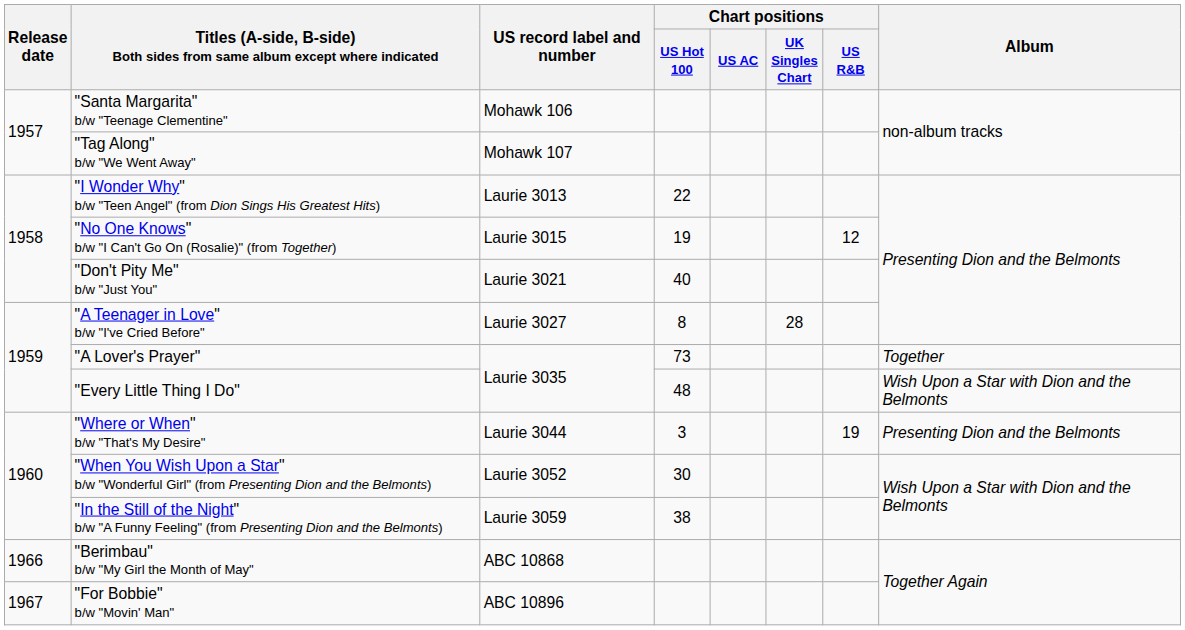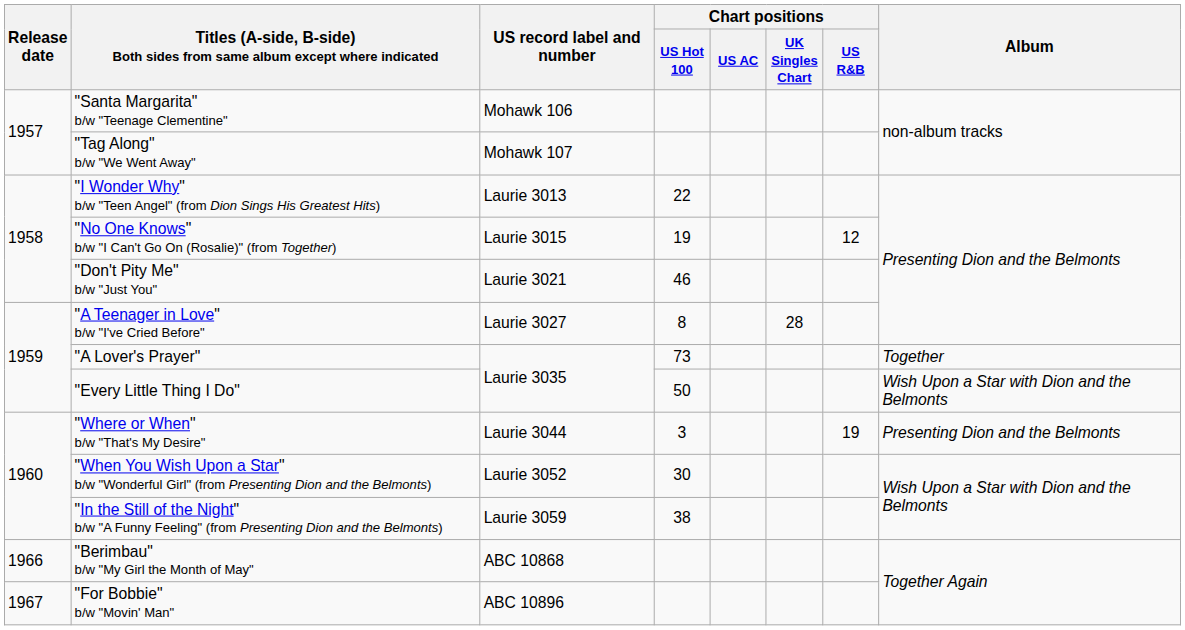(682, 280) 40 -> (682, 280) 46
(682, 390) 48 -> (682, 390) 50
